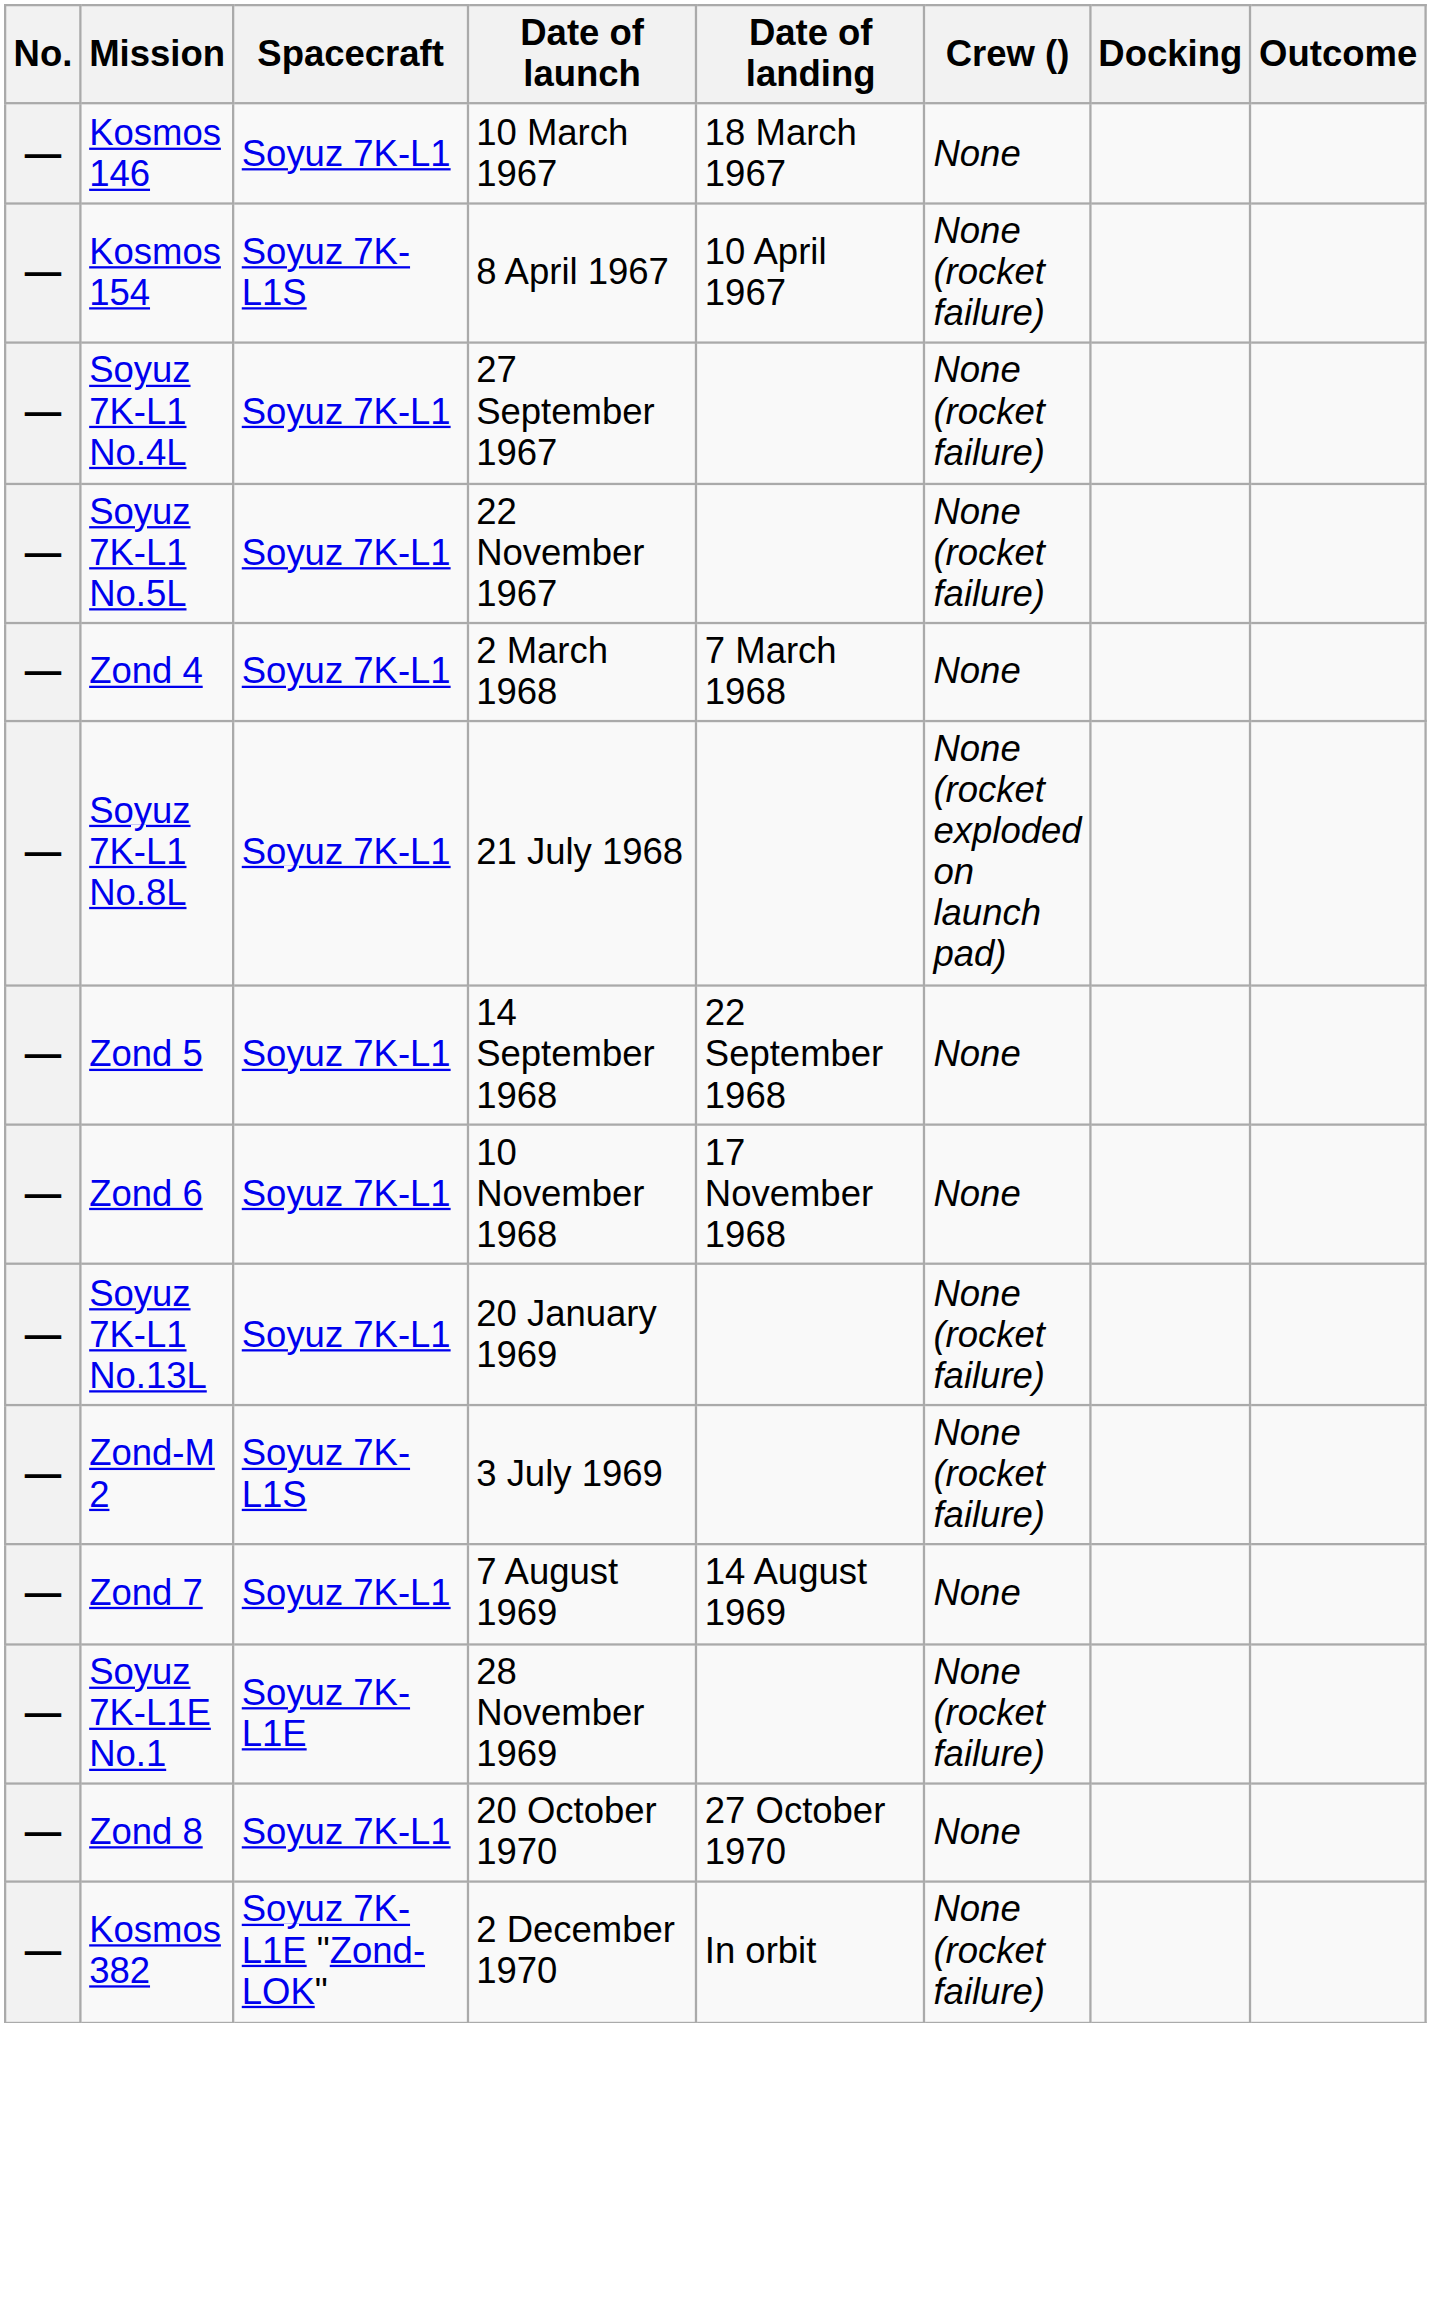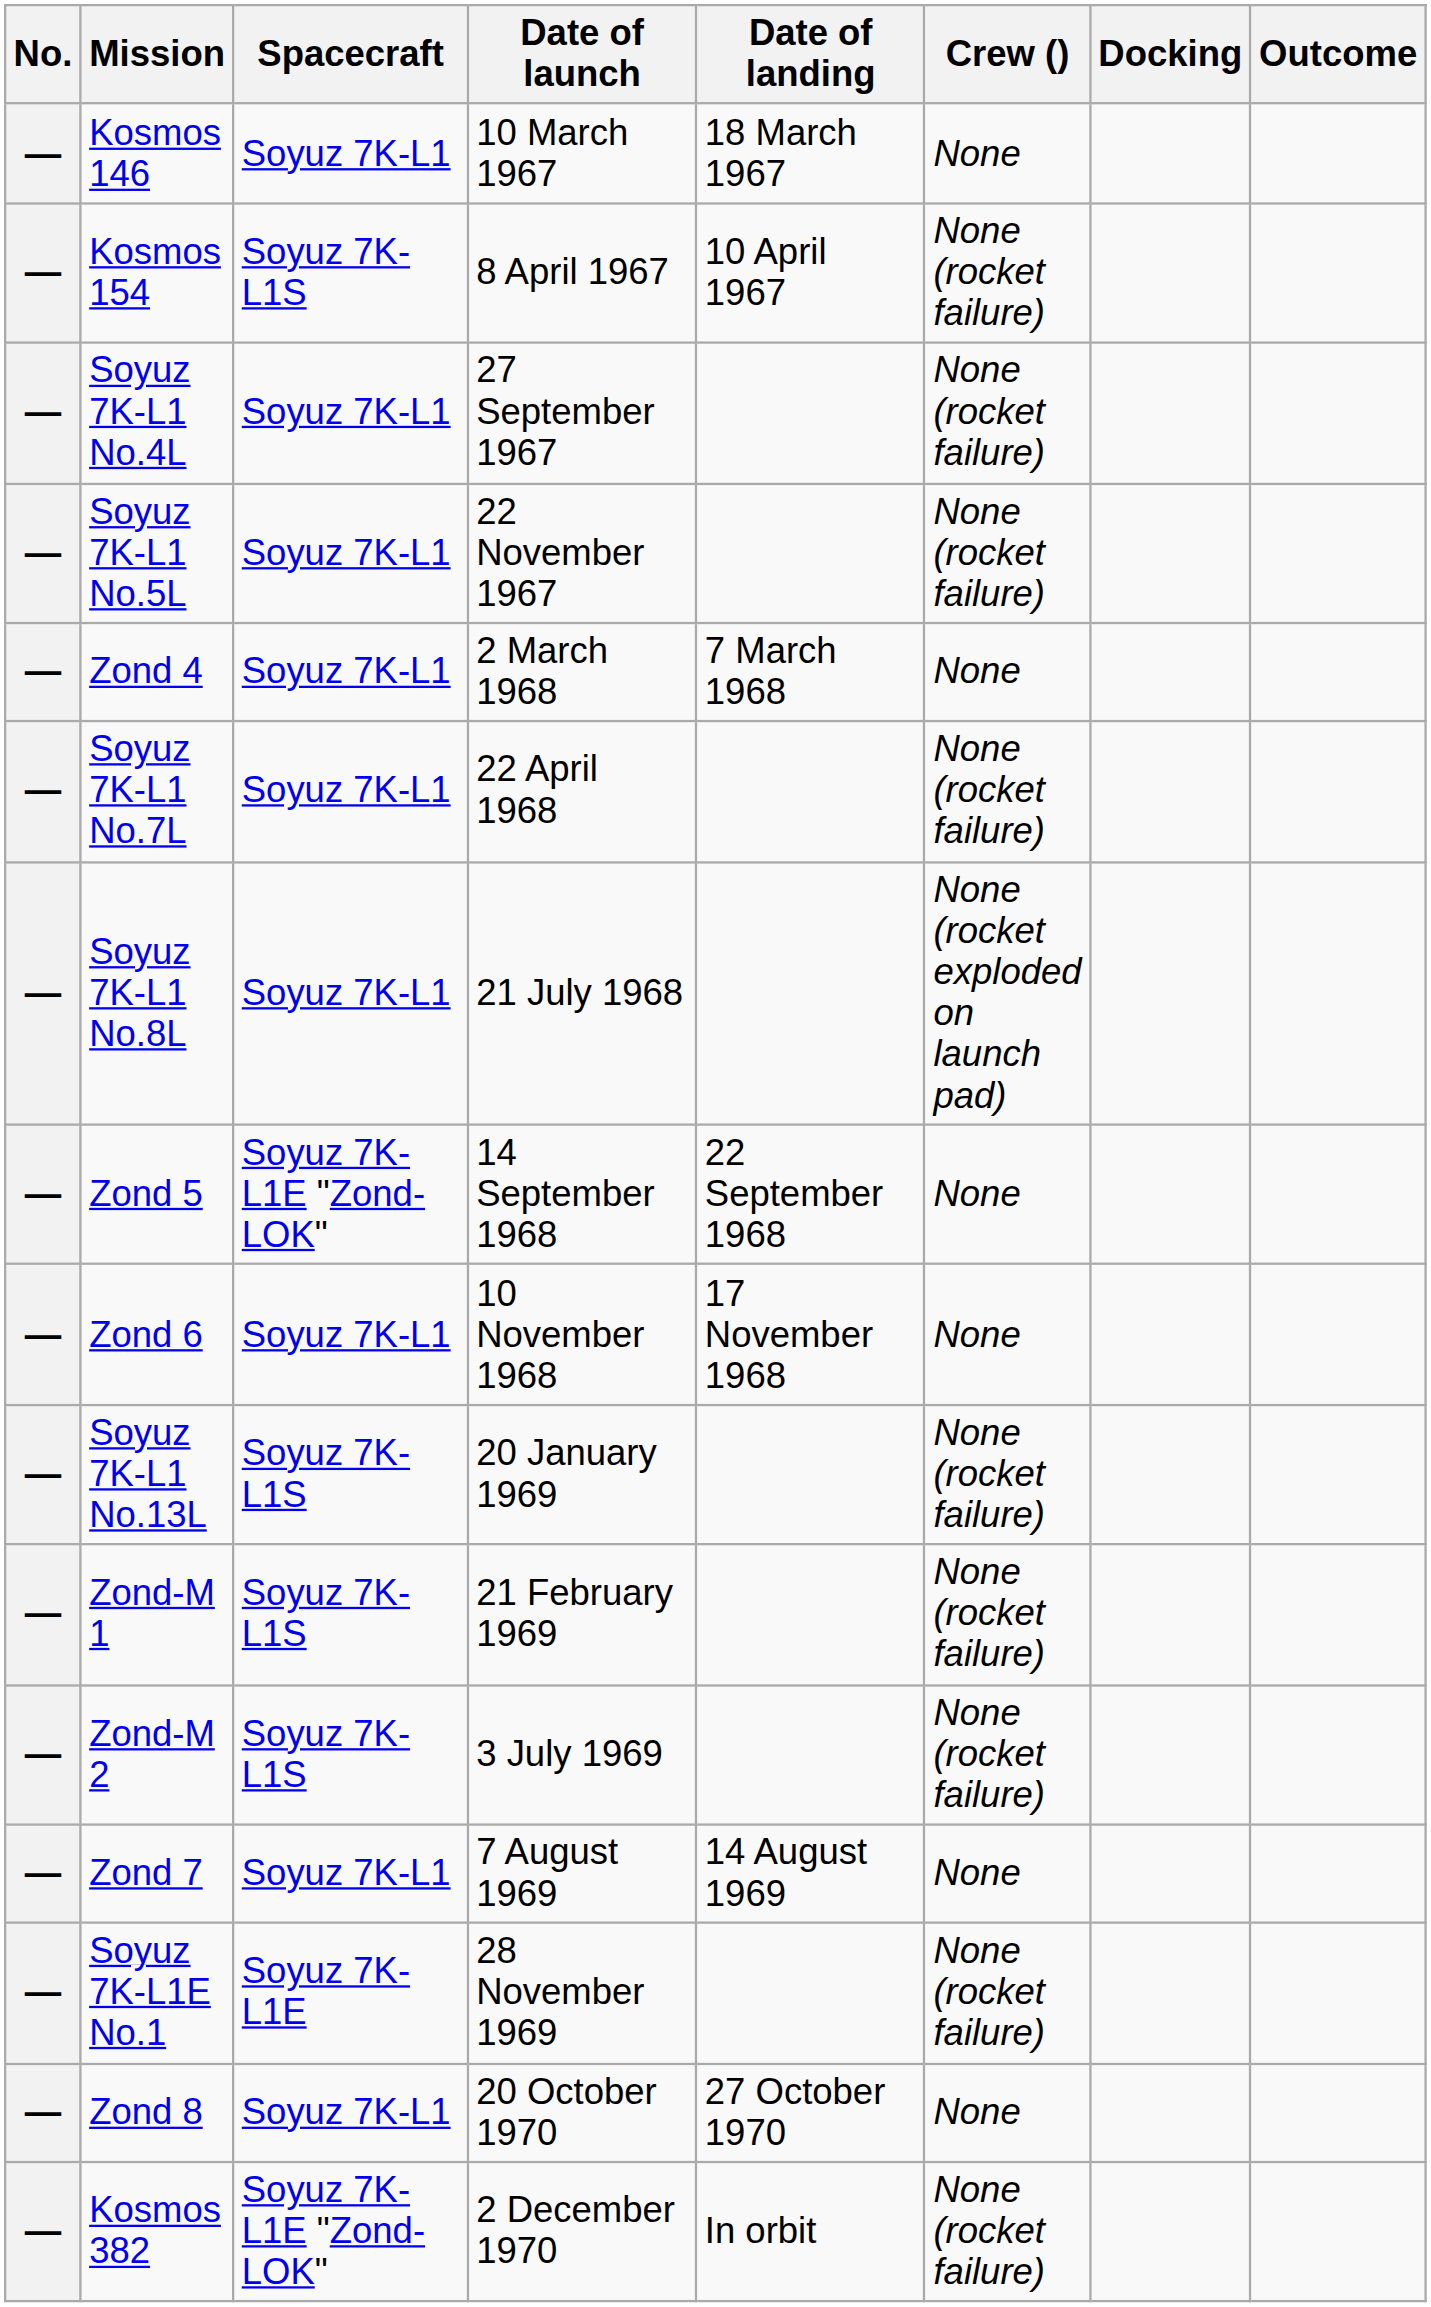+ row: (140, 790)
(346, 1054) Soyuz 7K-L1 -> (333, 1193) Soyuz 7K-L1E "Zond-LOK"
(346, 1333) Soyuz 7K-L1 -> (326, 1473) Soyuz 7K-L1S
+ row: (152, 1613)
